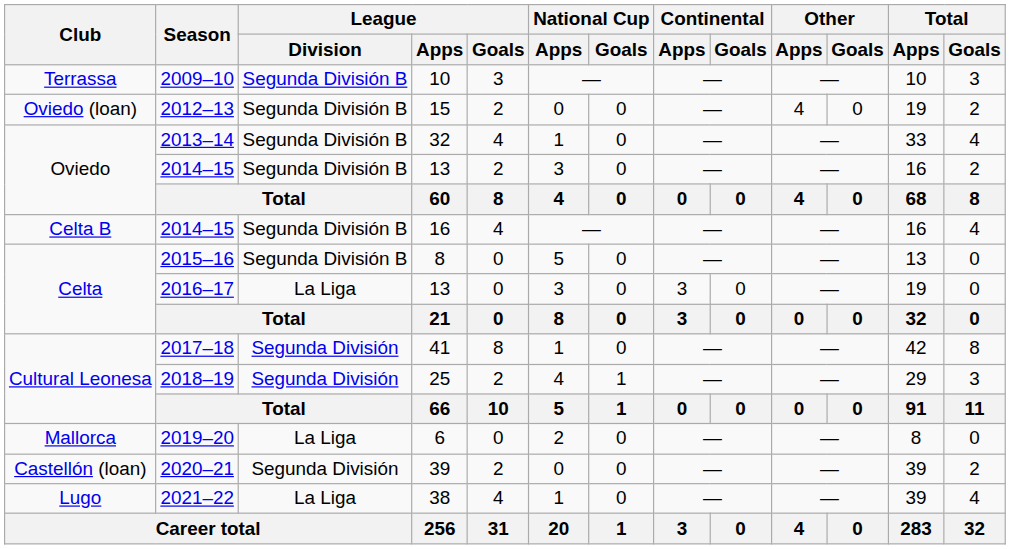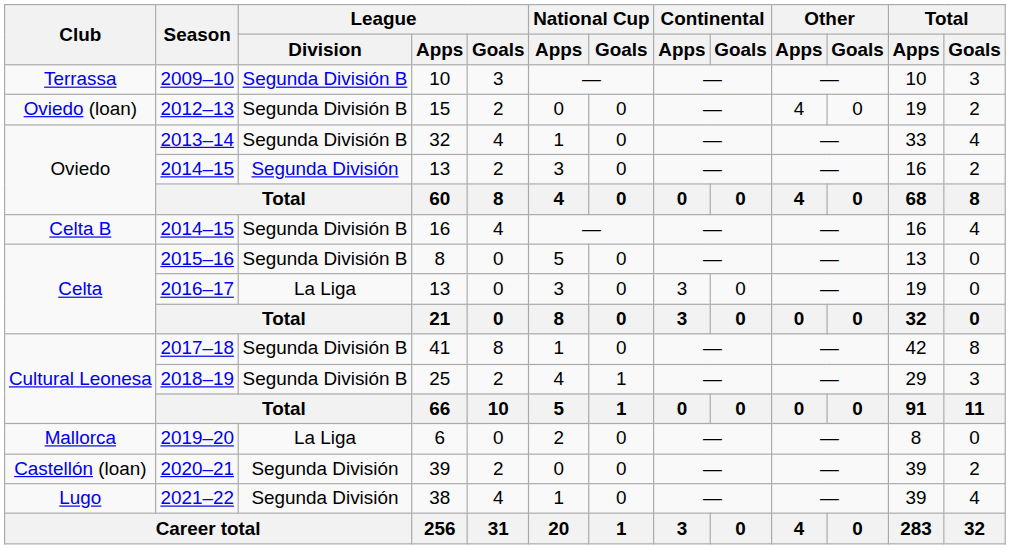(325, 169) Segunda División B -> (325, 169) Segunda División
(325, 348) Segunda División -> (325, 348) Segunda División B
(325, 378) Segunda División -> (325, 378) Segunda División B
(325, 498) La Liga -> (325, 498) Segunda División
